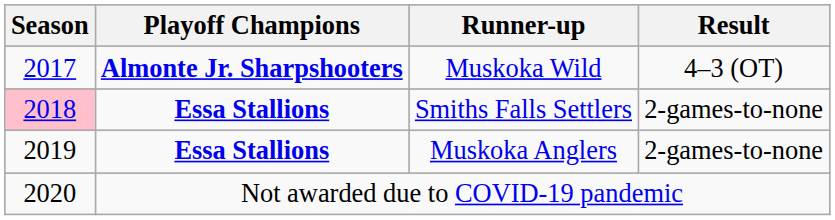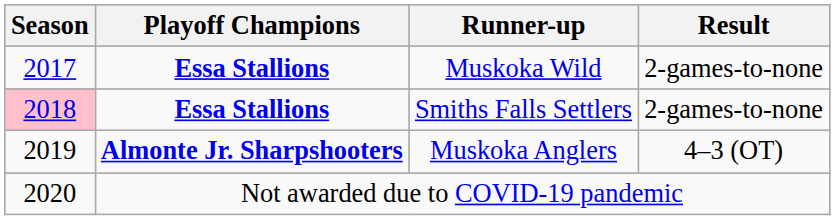(252, 67) Almonte Jr. Sharpshooters -> (252, 67) Essa Stallions
(734, 67) 4–3 (OT) -> (734, 67) 2-games-to-none
(252, 151) Essa Stallions -> (252, 151) Almonte Jr. Sharpshooters
(734, 151) 2-games-to-none -> (734, 151) 4–3 (OT)
